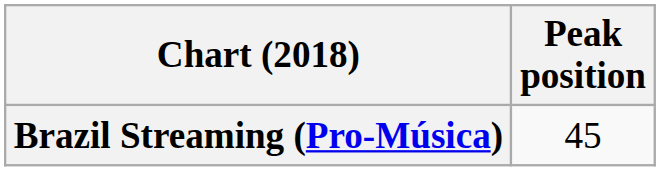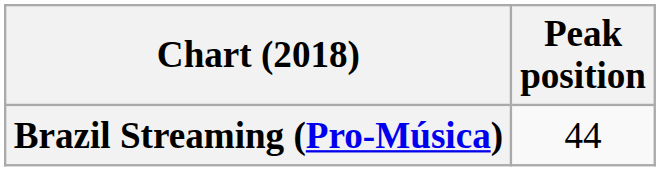(583, 134) 45 -> (583, 134) 44
